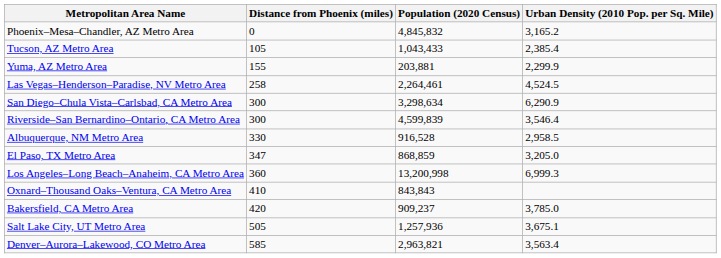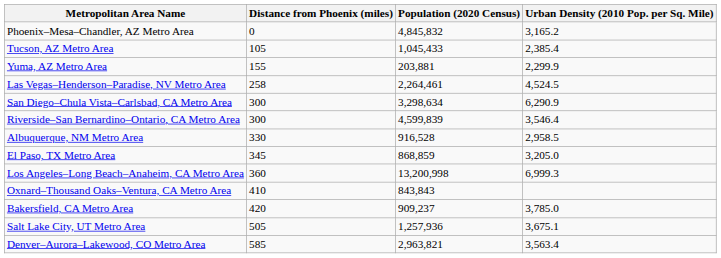(420, 48) 1,043,433 -> (420, 48) 1,045,433
(258, 155) 347 -> (258, 155) 345
